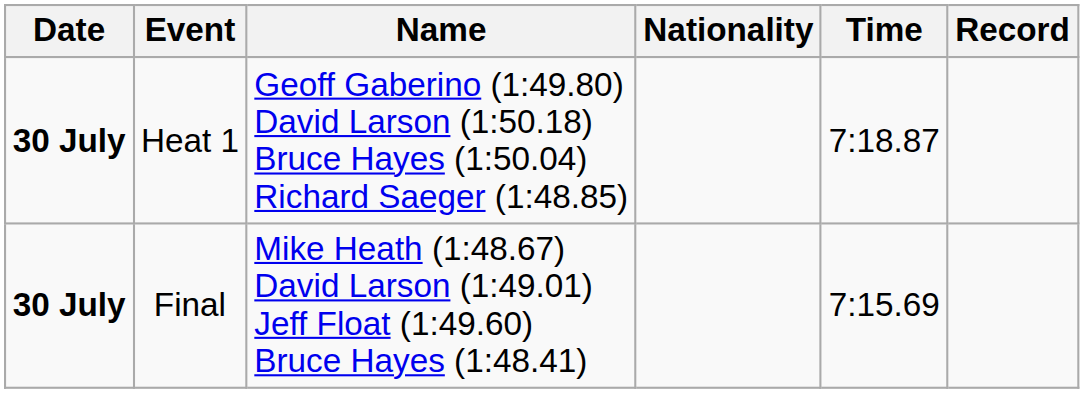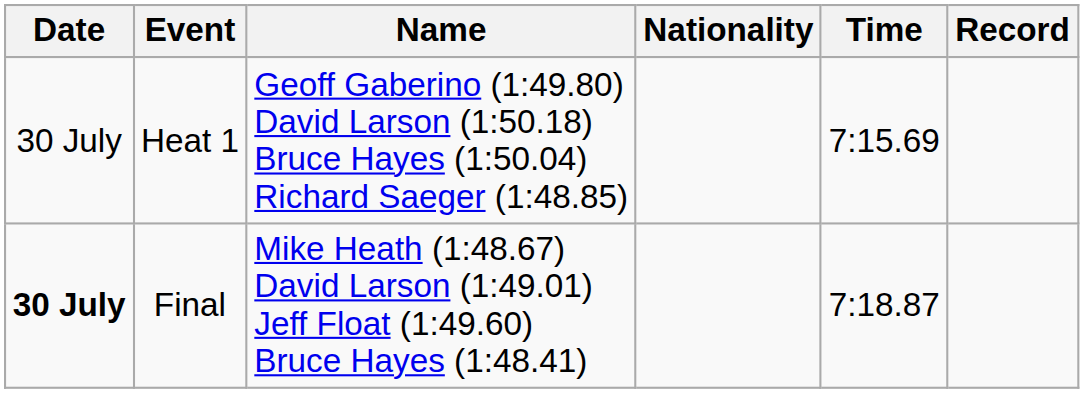(69, 139) bold -> (69, 139) normal
(884, 139) 7:18.87 -> (884, 139) 7:15.69
(884, 304) 7:15.69 -> (884, 304) 7:18.87
